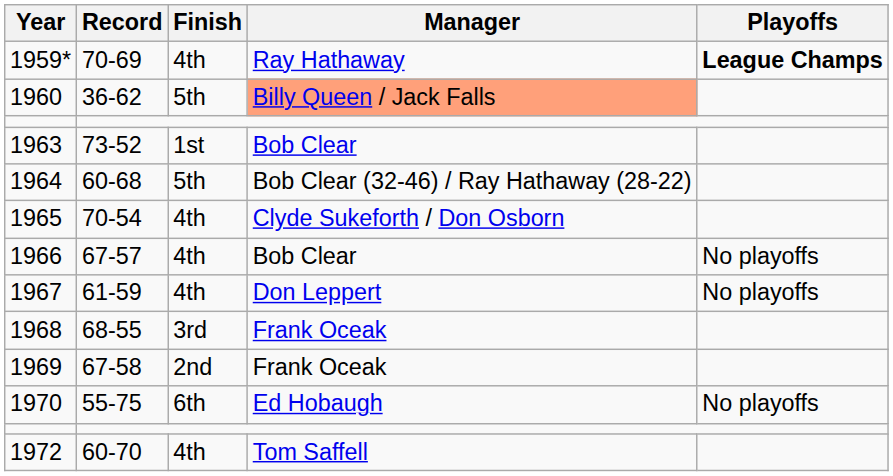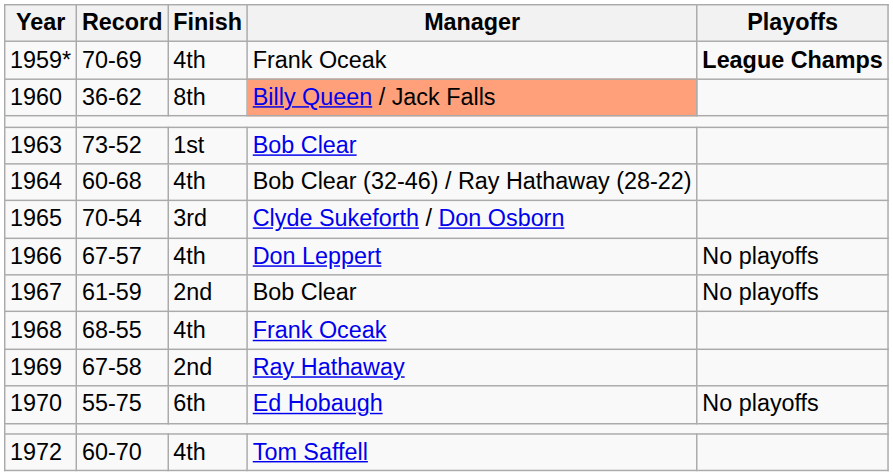(329, 60) Ray Hathaway -> (320, 60) Frank Oceak
(189, 97) 5th -> (189, 97) 8th
(189, 181) 5th -> (189, 181) 4th
(189, 219) 4th -> (190, 219) 3rd
(305, 256) Bob Clear -> (317, 256) Don Leppert
(189, 293) 4th -> (193, 293) 2nd
(317, 293) Don Leppert -> (305, 293) Bob Clear
(190, 330) 3rd -> (189, 330) 4th
(320, 367) Frank Oceak -> (329, 367) Ray Hathaway
